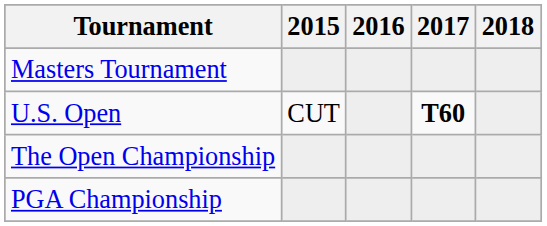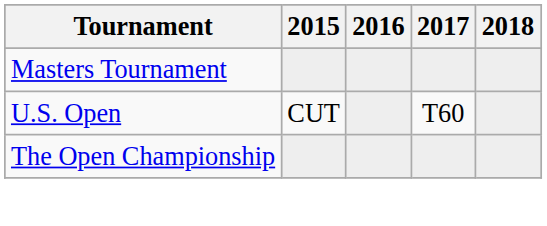(443, 113) bold -> (443, 113) normal
- row: (116, 199)
